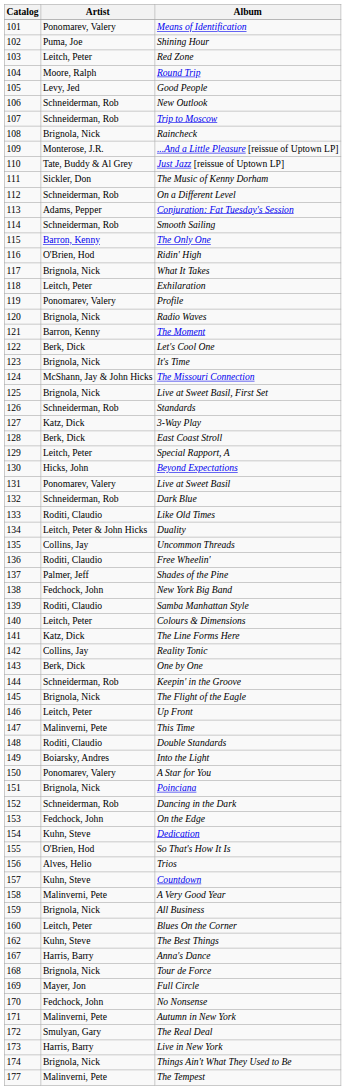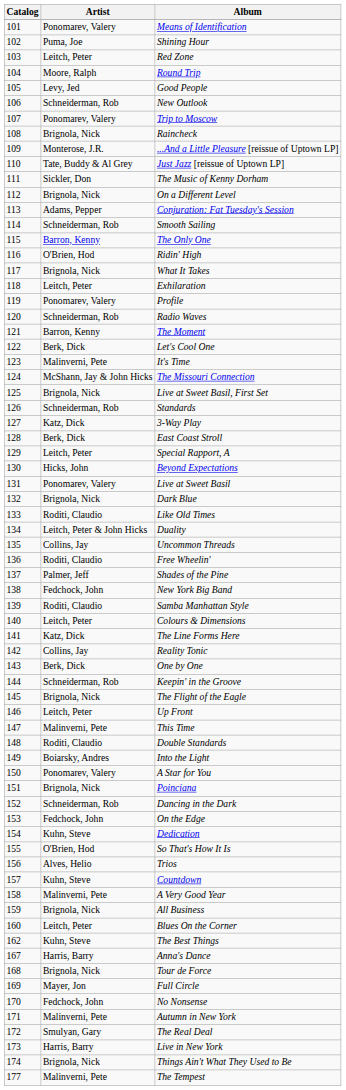(81, 118) Schneiderman, Rob -> (79, 118) Ponomarev, Valery
(81, 194) Schneiderman, Rob -> (71, 194) Brignola, Nick
(71, 316) Brignola, Nick -> (81, 316) Schneiderman, Rob
(71, 362) Brignola, Nick -> (75, 362) Malinverni, Pete
(81, 499) Schneiderman, Rob -> (71, 499) Brignola, Nick
